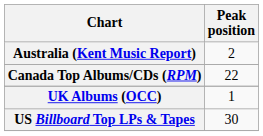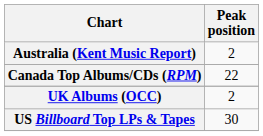(231, 97) 1 -> (231, 97) 2
